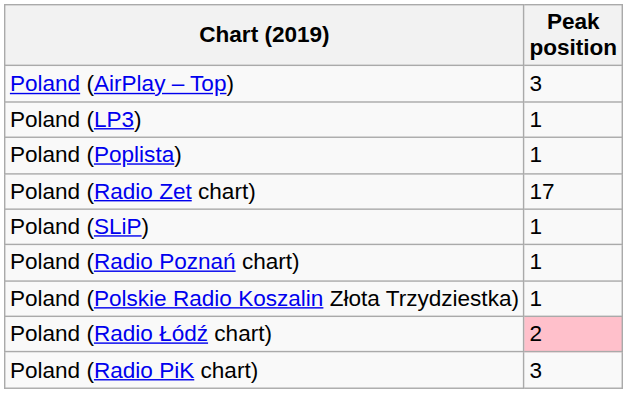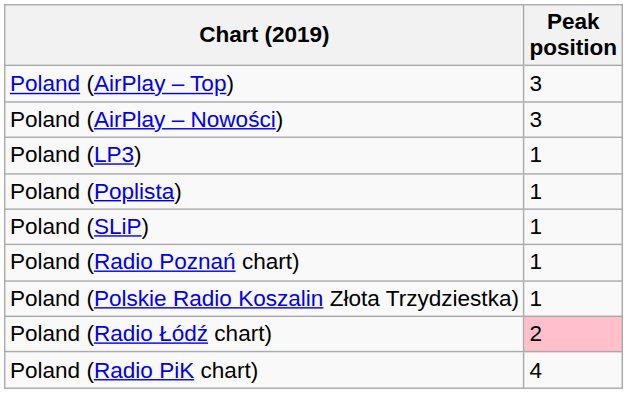+ row: (147, 119)
- row: (133, 190)
(536, 369) 3 -> (536, 369) 4
